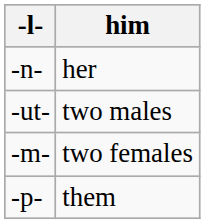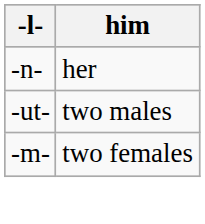- row: (89, 196)
